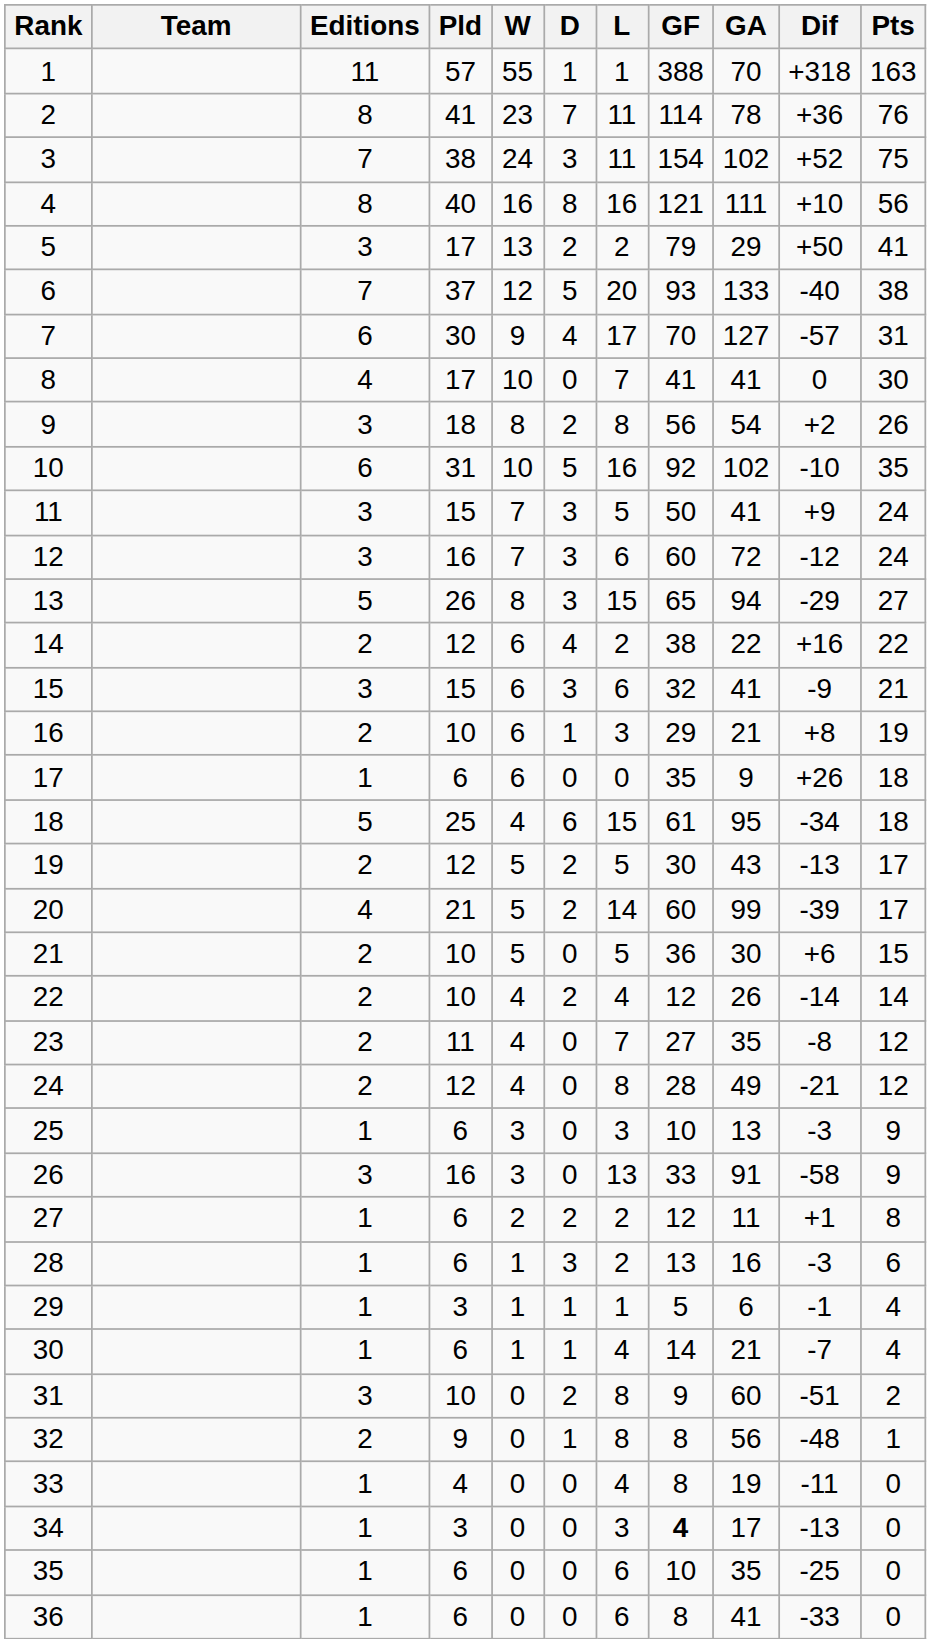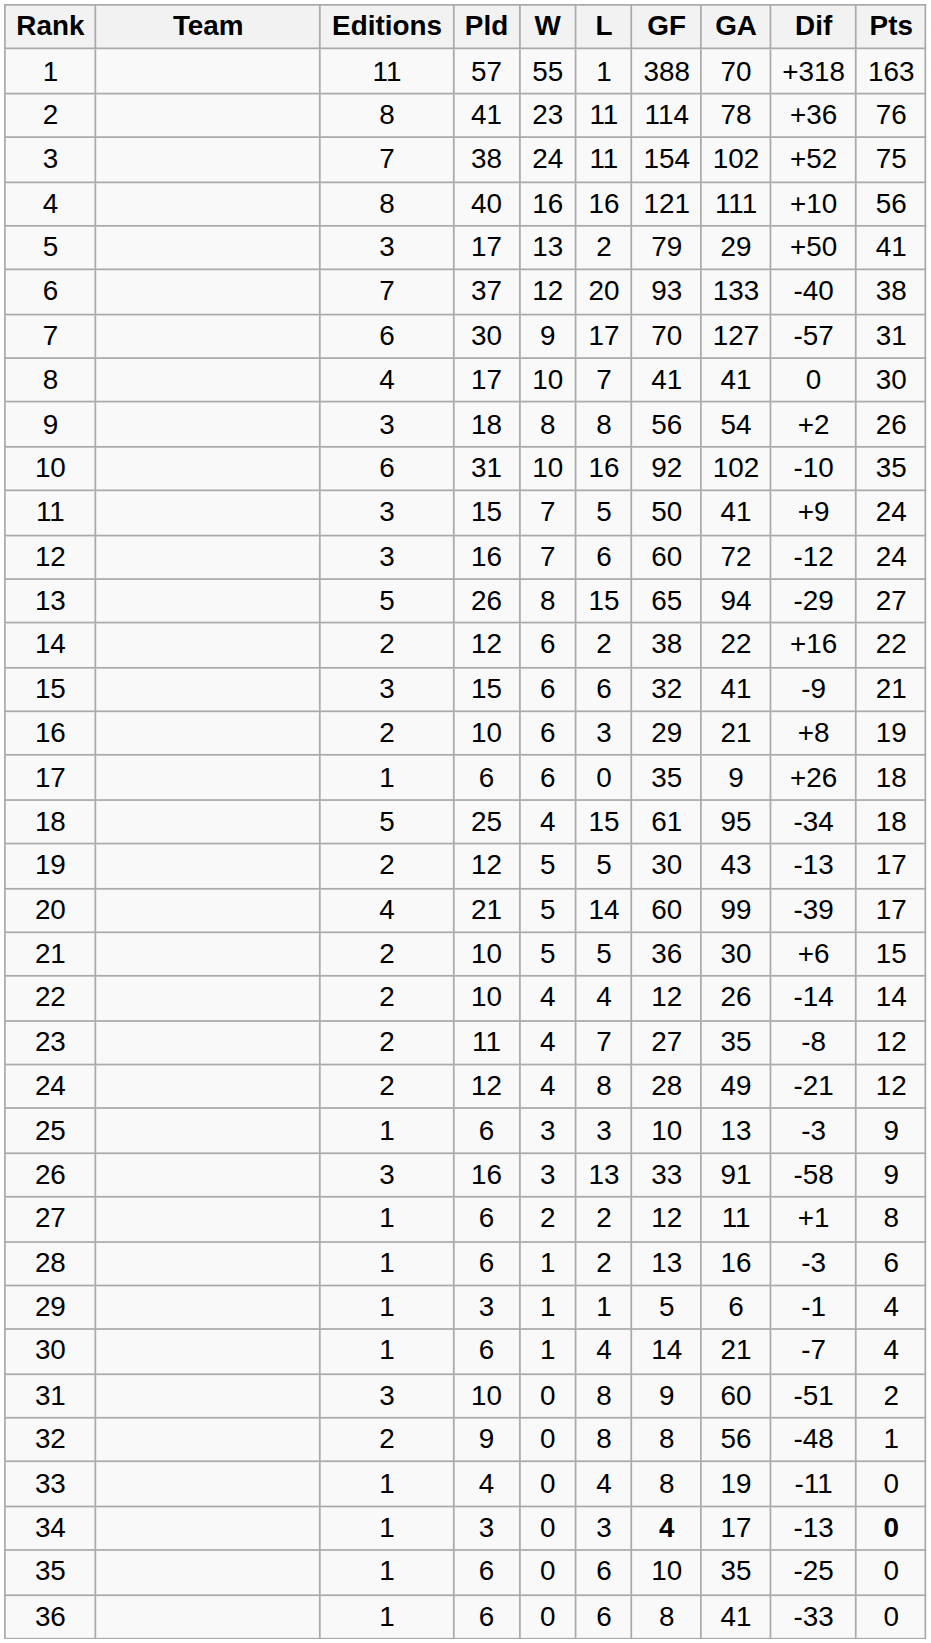- column: (570, 26)
(893, 1527) normal -> (891, 1527) bold
